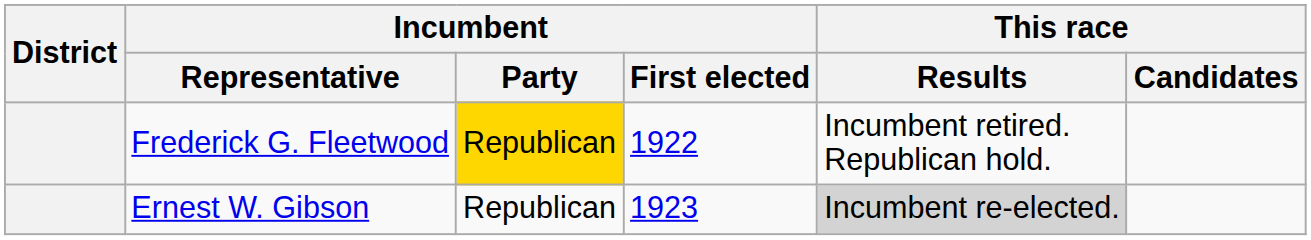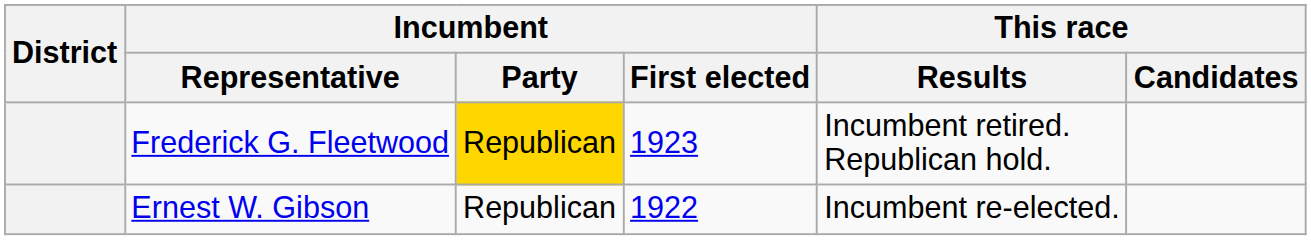(664, 142) 1922 -> (664, 142) 1923
(664, 208) 1923 -> (664, 208) 1922
(972, 208) lightgrey background -> (972, 208) no background
